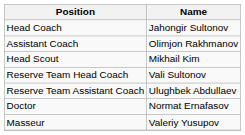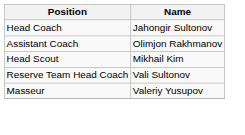- row: (75, 91)
- row: (21, 106)
